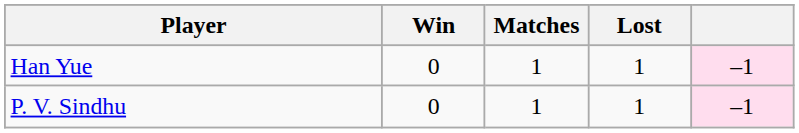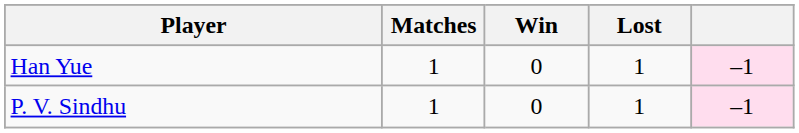columns swapped: (536, 24) <-> (434, 24)
